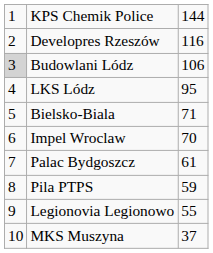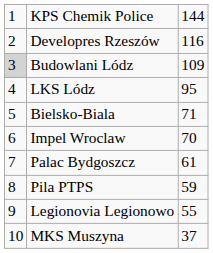(193, 65) 106 -> (193, 65) 109
